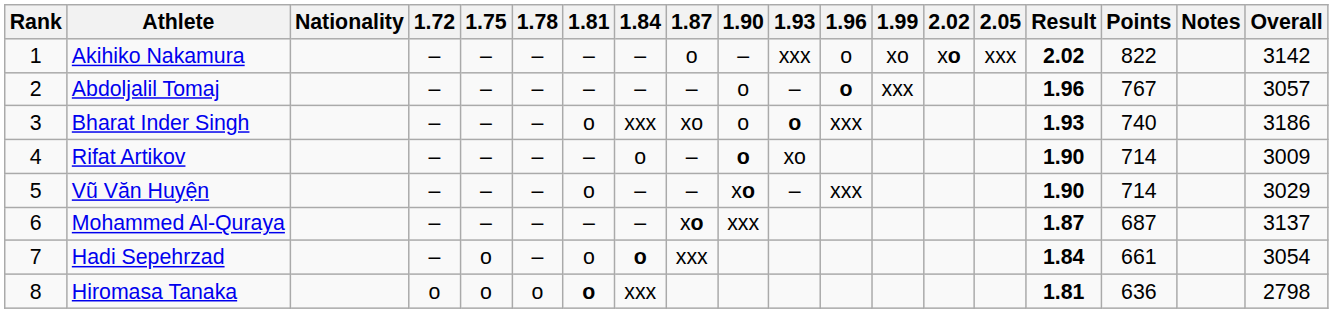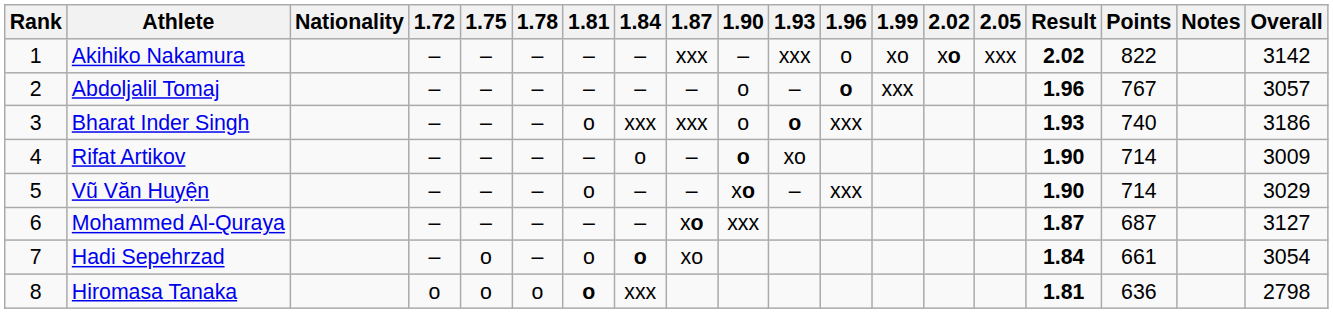(692, 56) o -> (692, 56) xxx
(692, 123) xo -> (692, 123) xxx
(1287, 224) 3137 -> (1287, 224) 3127
(692, 258) xxx -> (692, 258) xo
